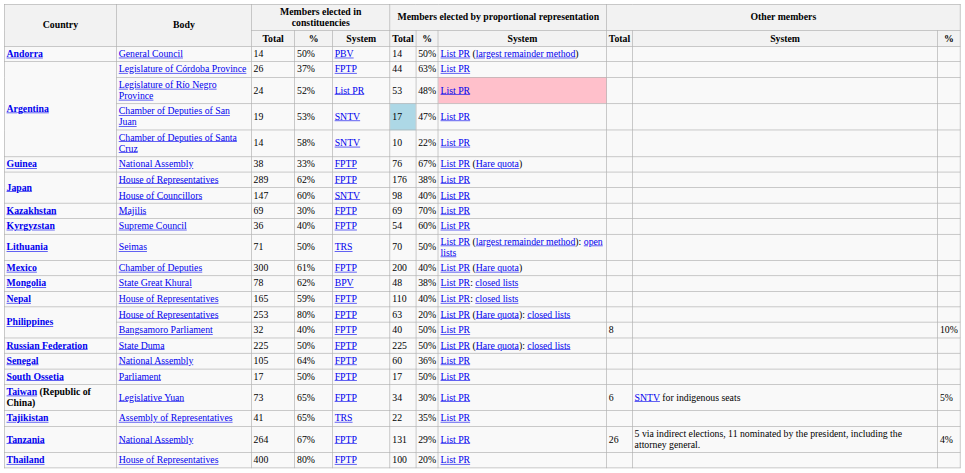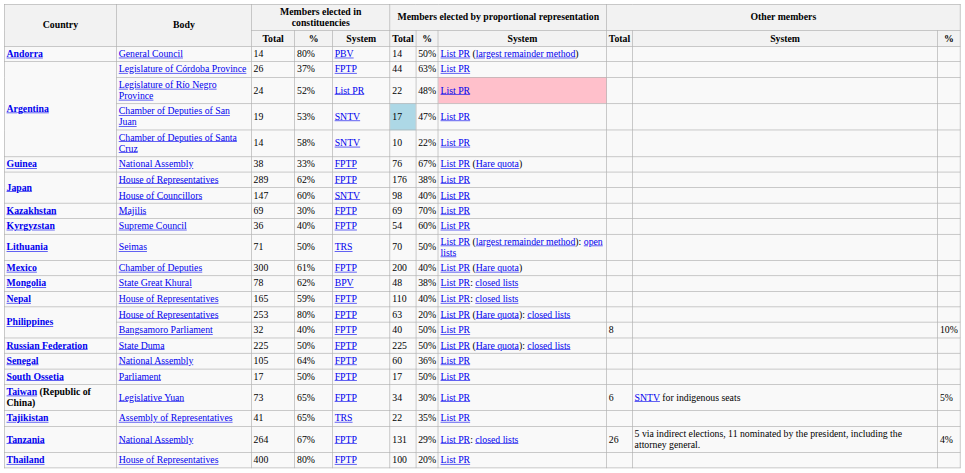(306, 54) 50% -> (306, 54) 80%
(397, 90) 53 -> (397, 90) 22
(455, 439) List PR -> (479, 439) List PR: closed lists
